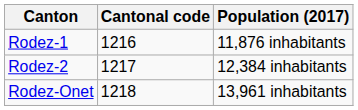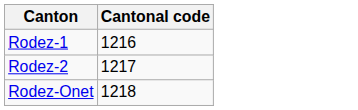- column: (283, 17)
